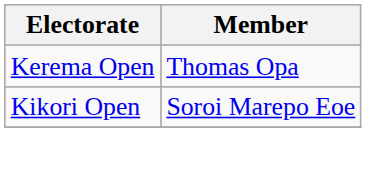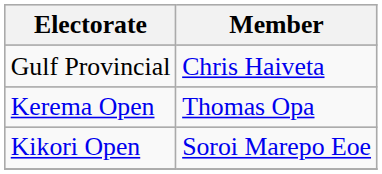+ row: (91, 65)
